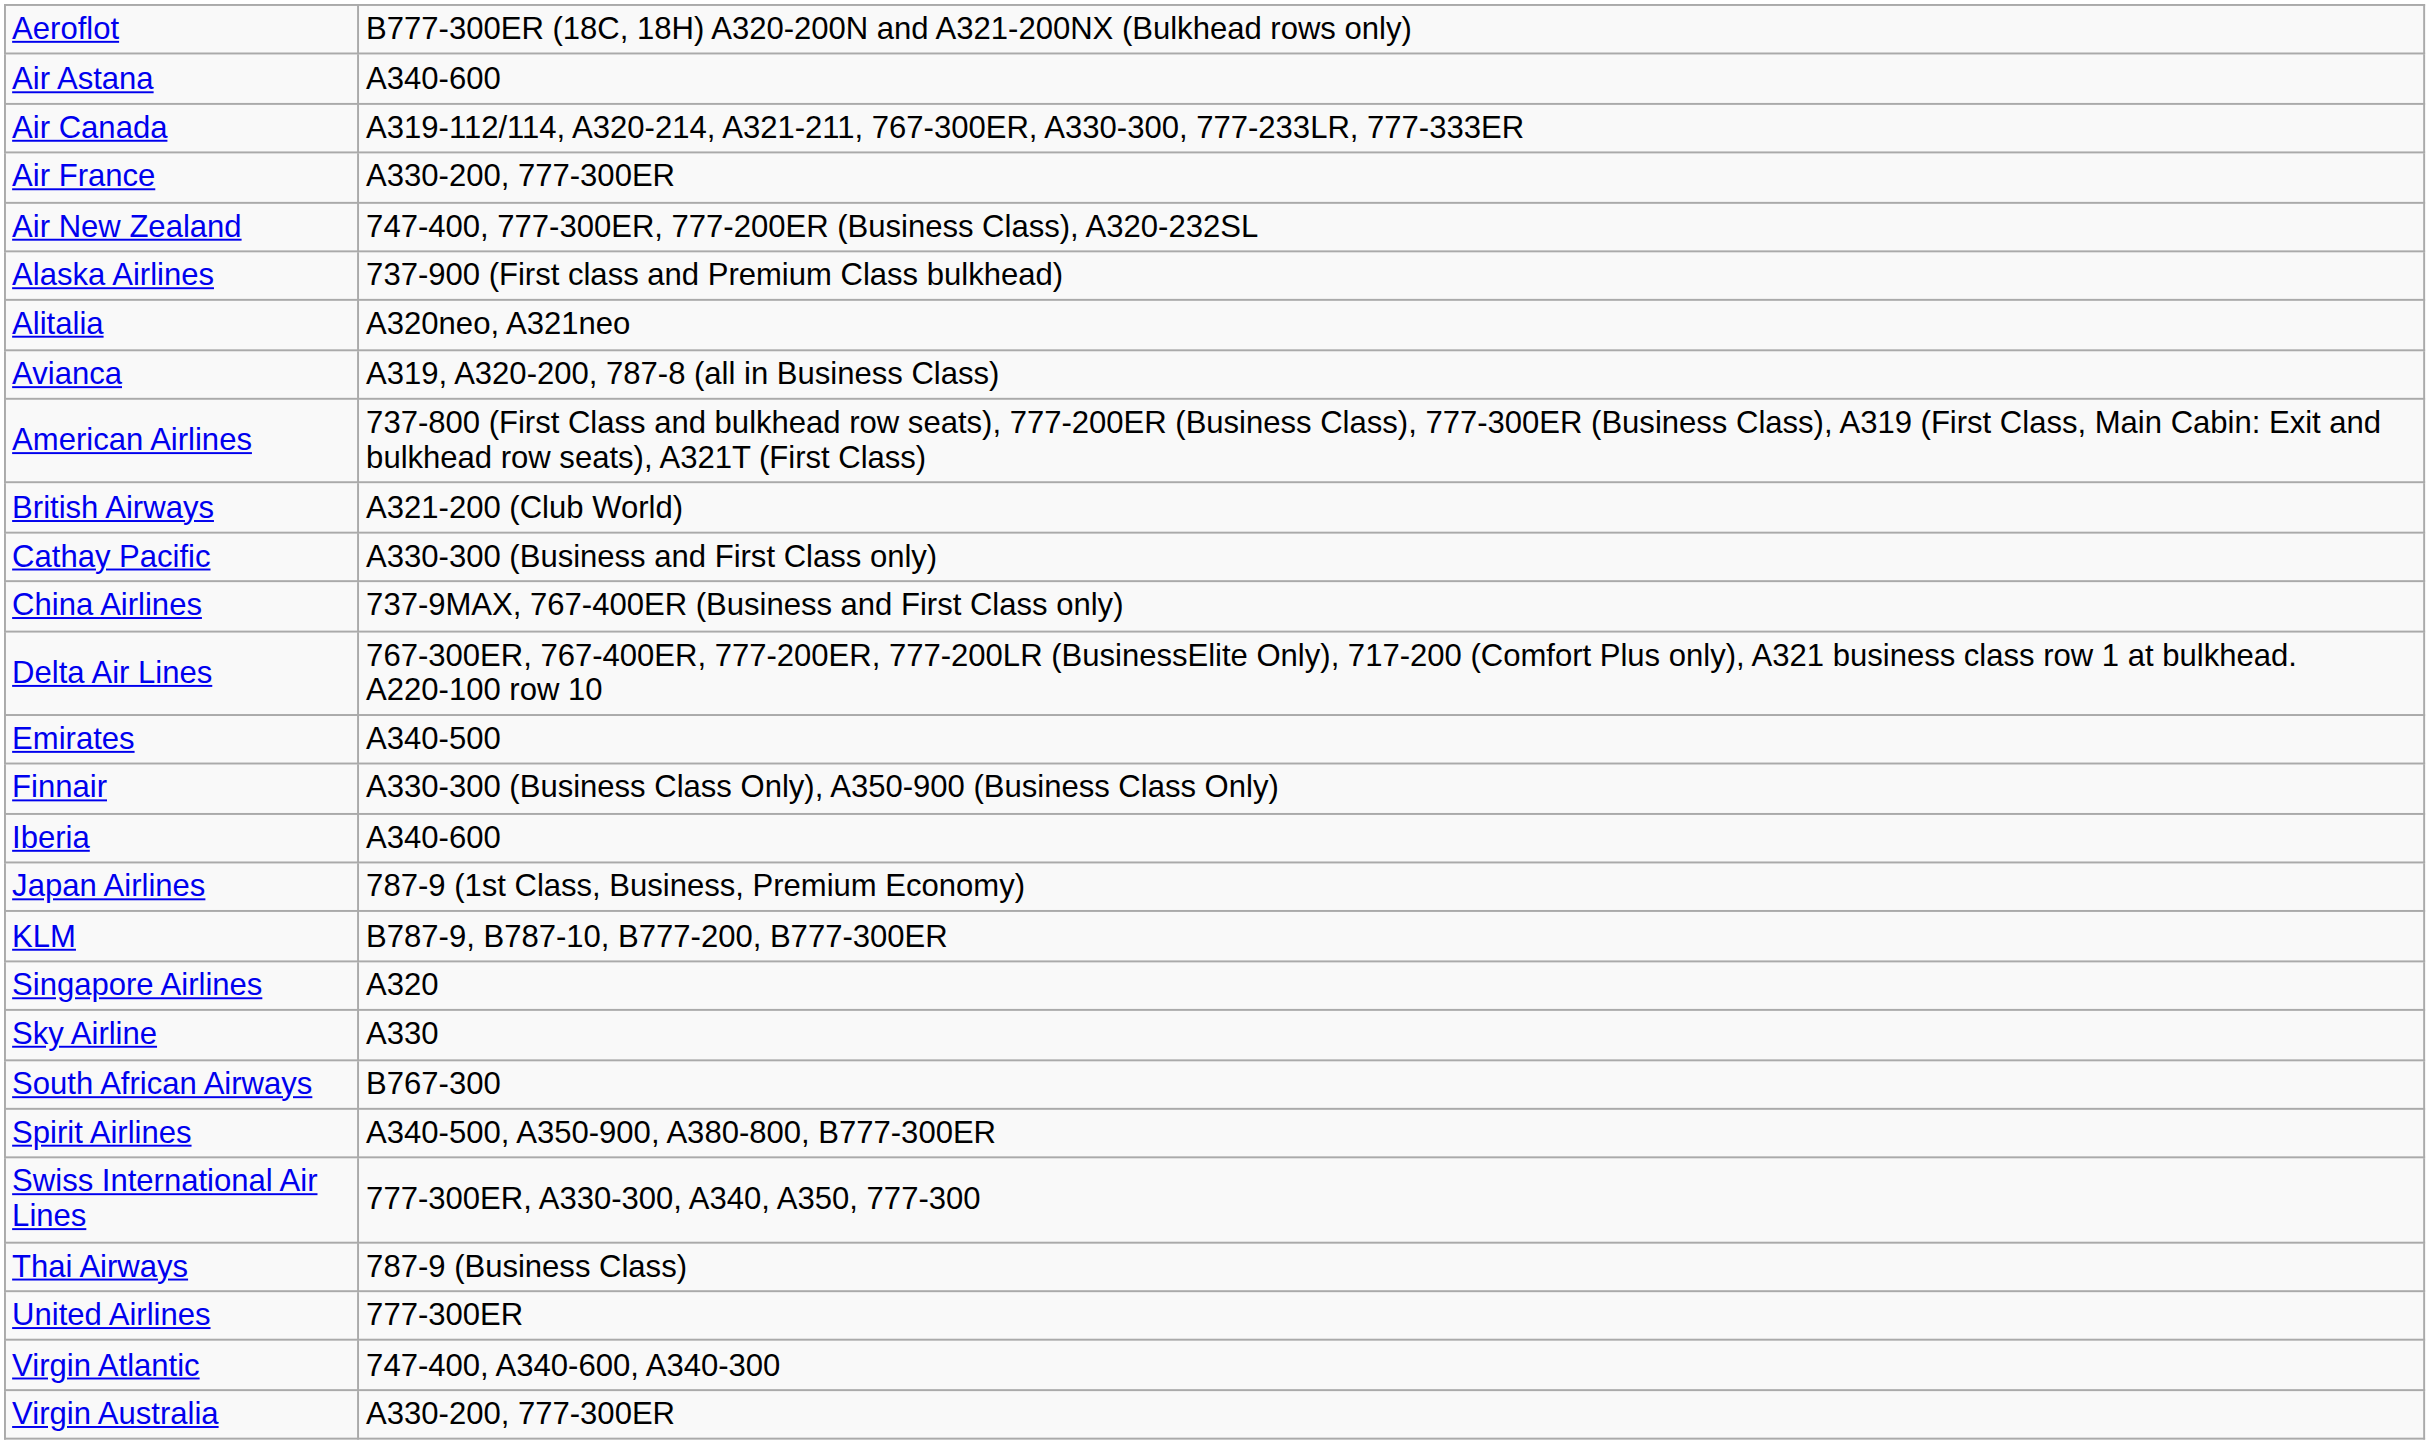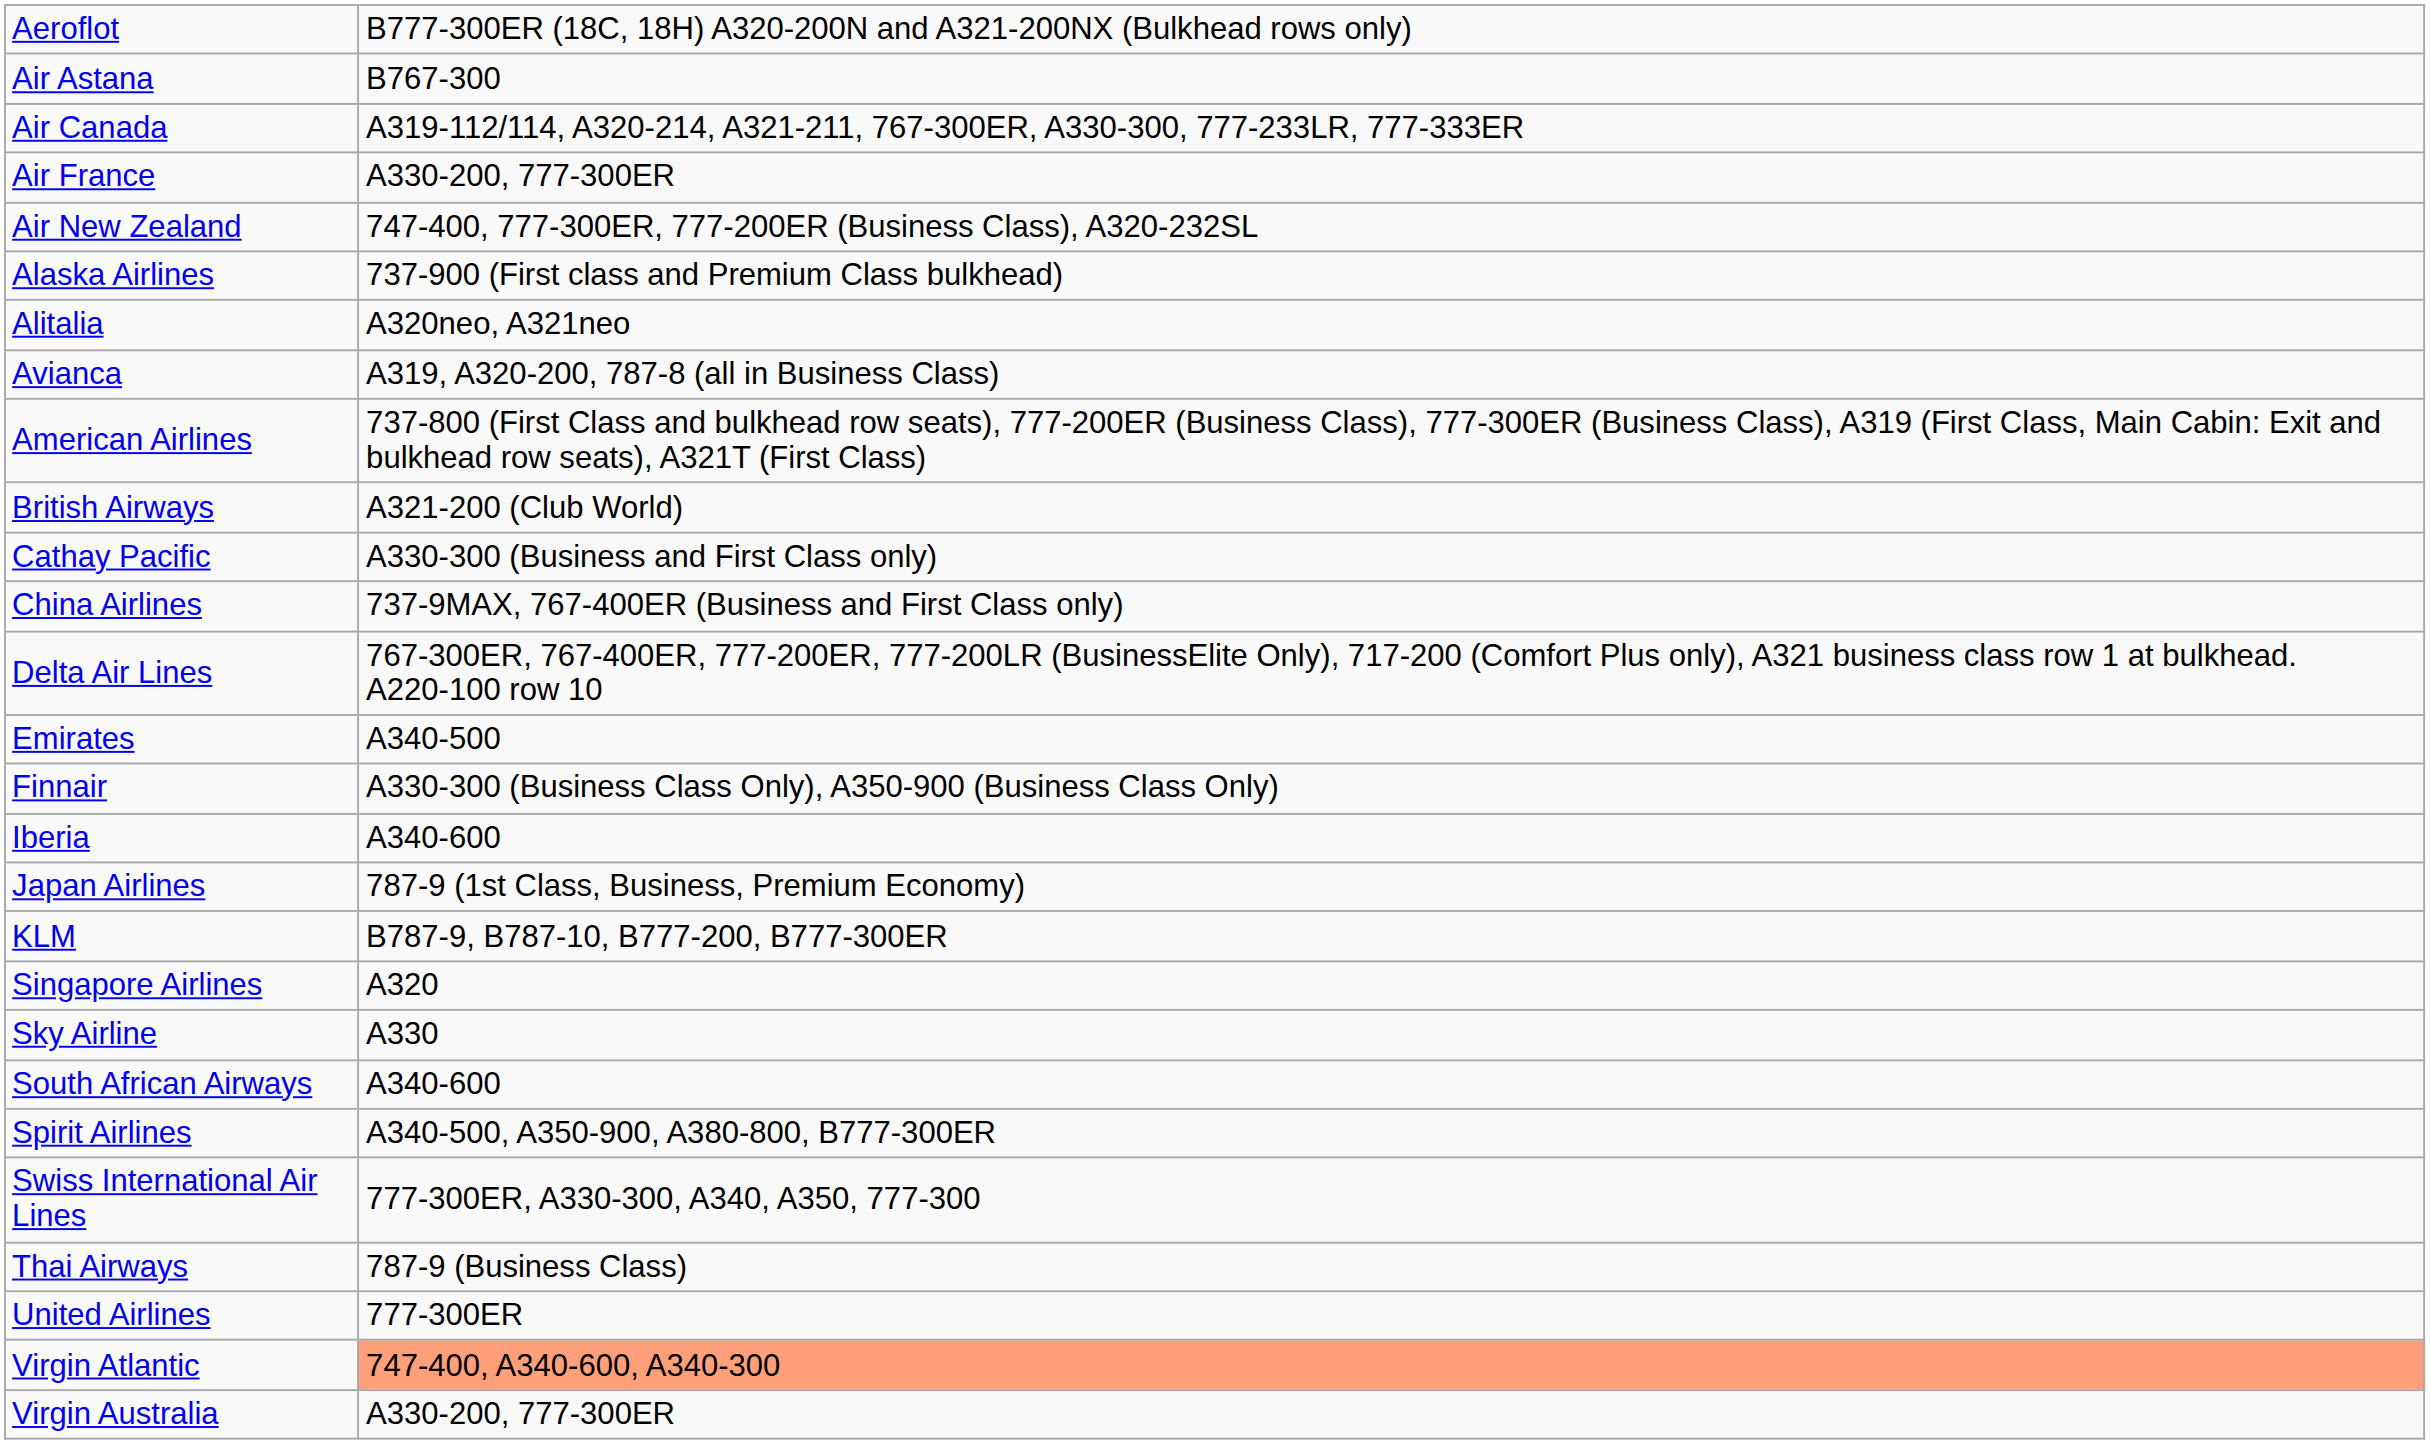(433, 78) A340-600 -> (433, 78) B767-300
(433, 1083) B767-300 -> (433, 1083) A340-600
(573, 1364) no background -> (573, 1364) lightsalmon background
